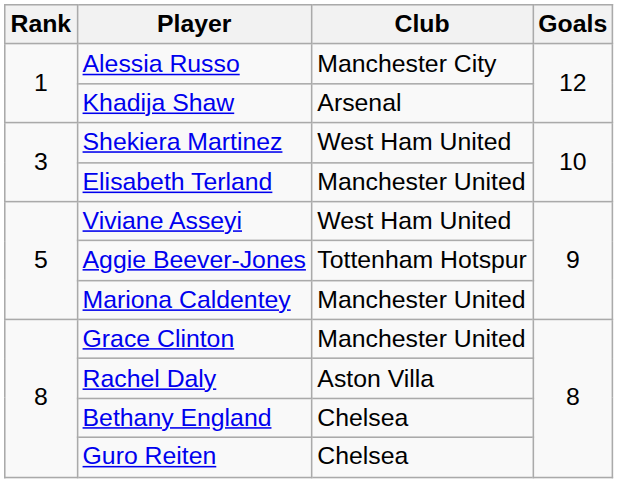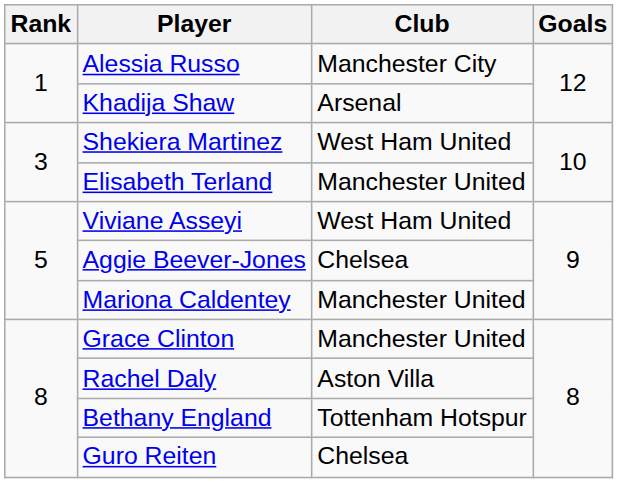(422, 260) Tottenham Hotspur -> (363, 260) Chelsea
(363, 417) Chelsea -> (422, 417) Tottenham Hotspur
